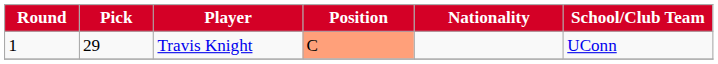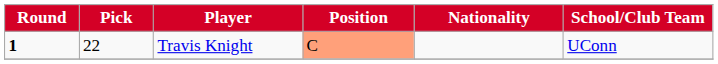(13, 45) normal -> (13, 45) bold
(92, 45) 29 -> (92, 45) 22
